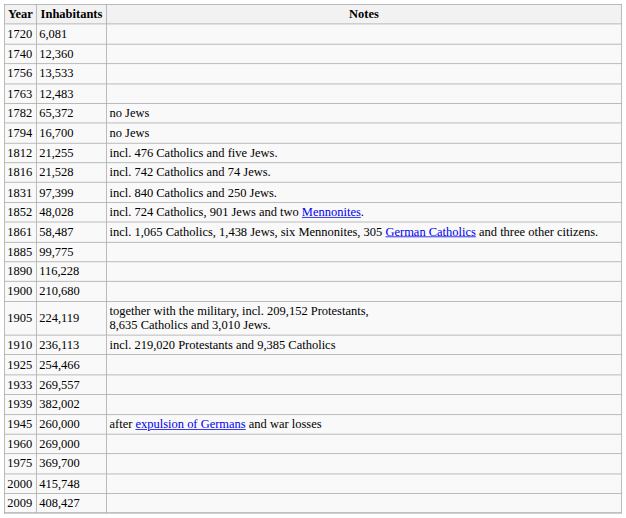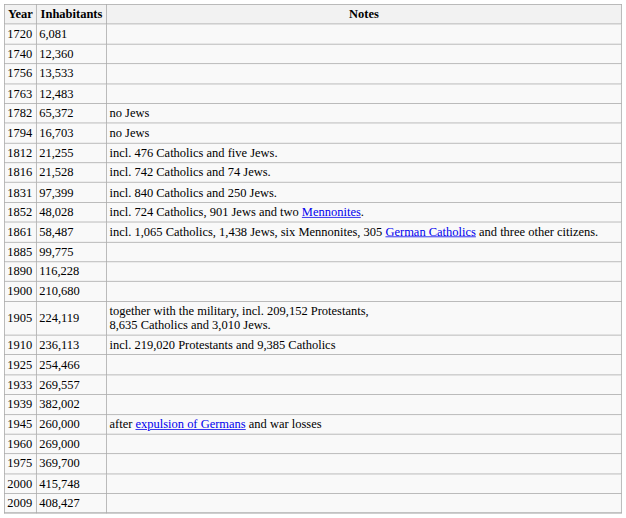(56, 133) 16,700 -> (56, 133) 16,703
